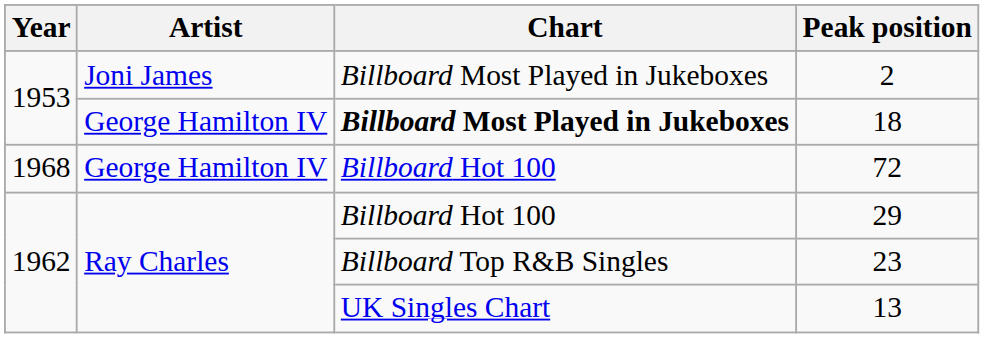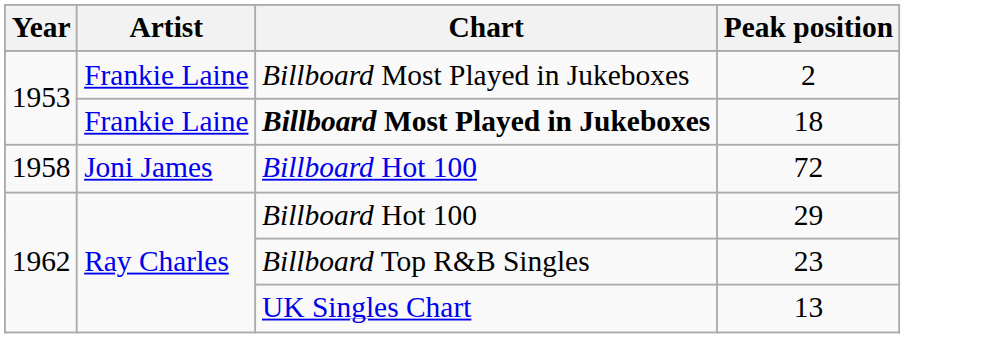(148, 74) Joni James -> (166, 74) Frankie Laine
(206, 121) George Hamilton IV -> (166, 121) Frankie Laine
(41, 167) 1968 -> (41, 167) 1958
(206, 167) George Hamilton IV -> (148, 167) Joni James
